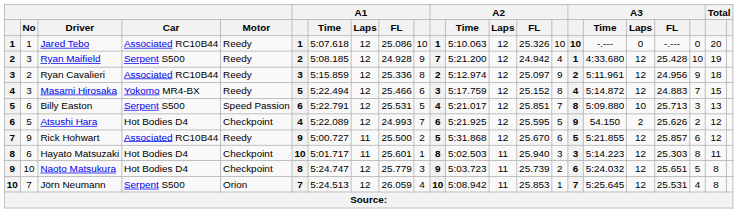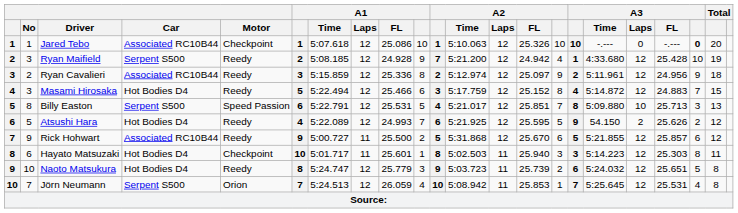(237, 43) Reedy -> (248, 43) Checkpoint
(697, 43) normal -> (697, 43) bold
(162, 90) Yokomo MR4-BX -> (156, 90) Hot Bodies D4
(29, 106) 6 -> (29, 106) 8
(248, 121) Checkpoint -> (237, 121) Reedy
(248, 168) Checkpoint -> (237, 168) Reedy
